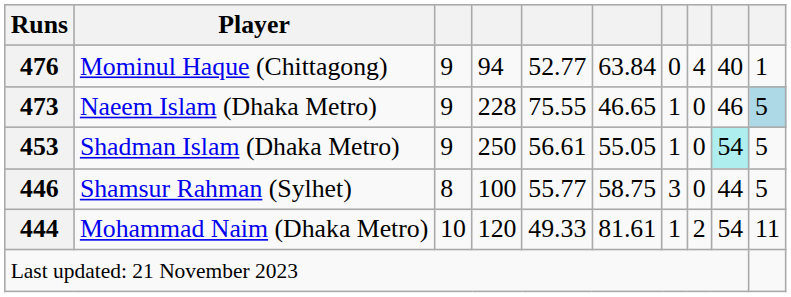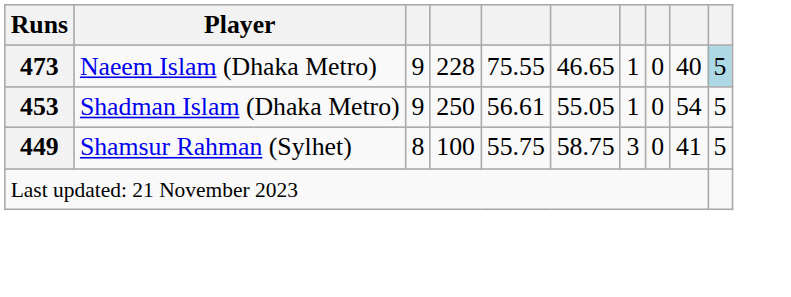- row: (234, 65)
(730, 106) 46 -> (689, 65) 40
(730, 147) paleturquoise background -> (689, 106) no background
(39, 188) 446 -> (39, 147) 449
(557, 188) 55.77 -> (516, 147) 55.75
(730, 188) 44 -> (689, 147) 41
- row: (254, 229)
